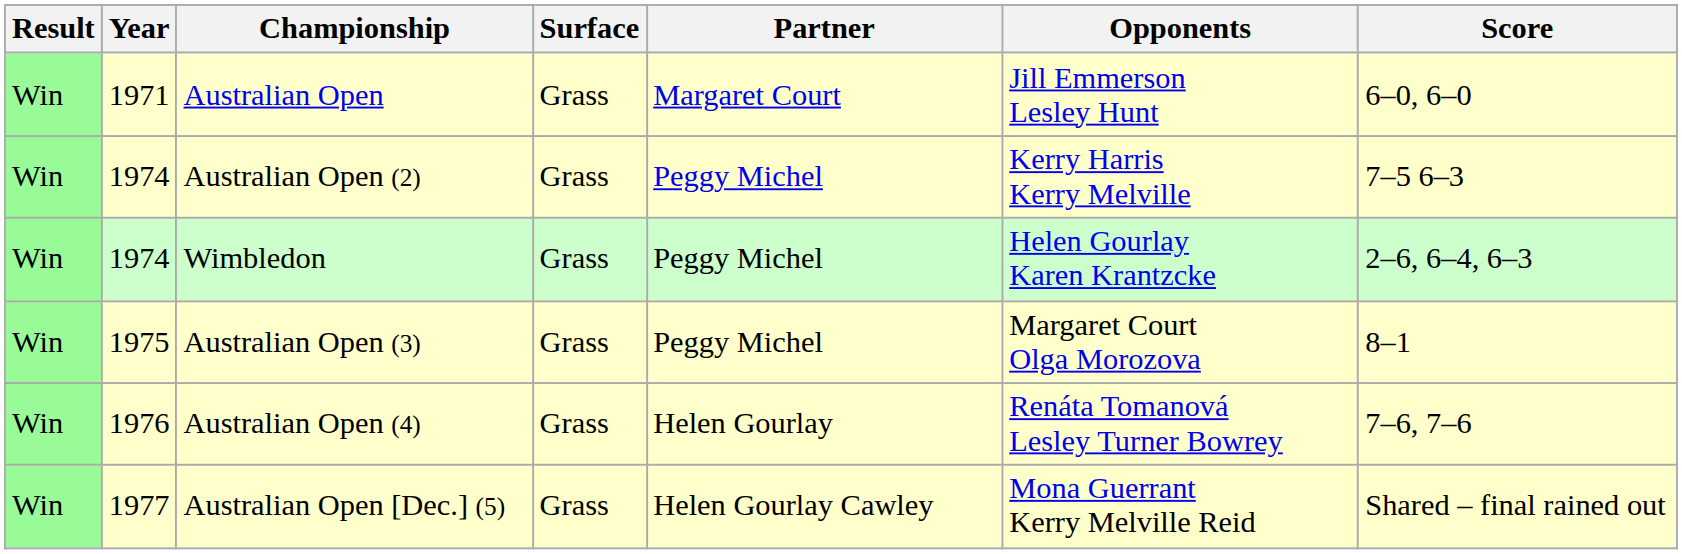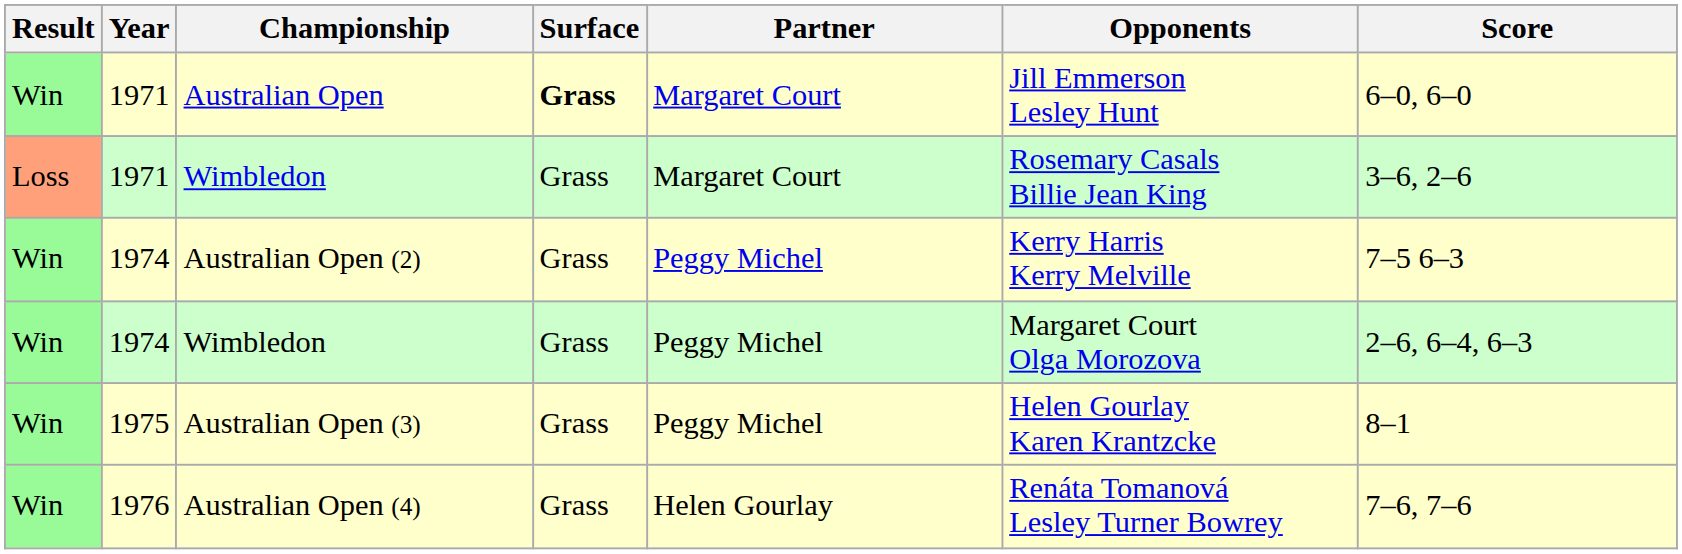(574, 93) normal -> (578, 93) bold
+ row: (139, 176)
(1113, 258) Helen Gourlay Karen Krantzcke -> (1105, 341) Margaret Court Olga Morozova
(1105, 341) Margaret Court Olga Morozova -> (1113, 423) Helen Gourlay Karen Krantzcke
- row: (139, 505)
